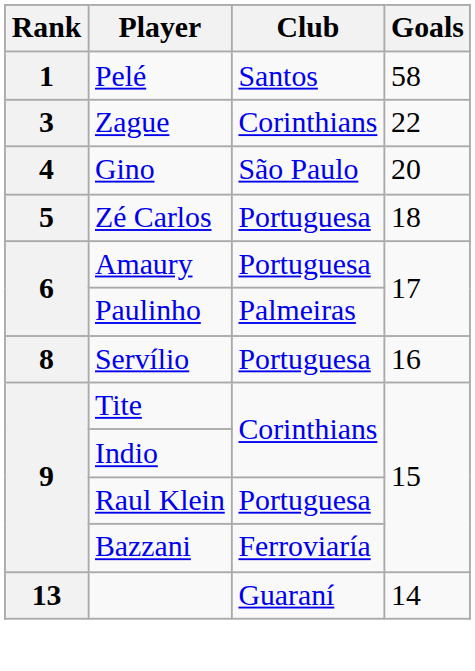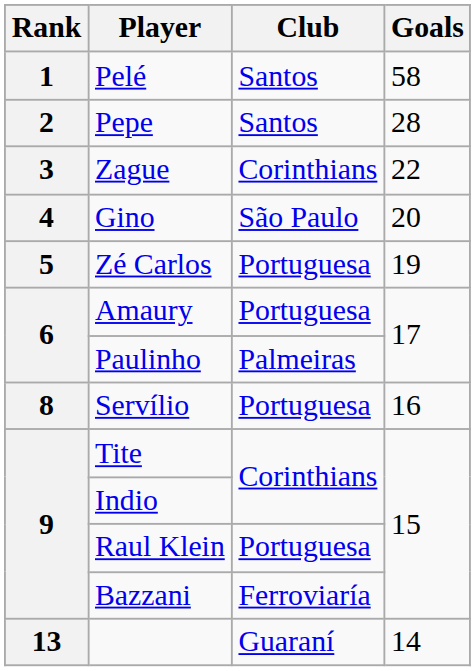+ row: (124, 122)
(406, 216) 18 -> (406, 264) 19
